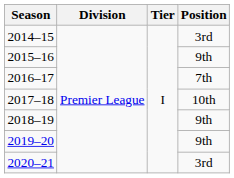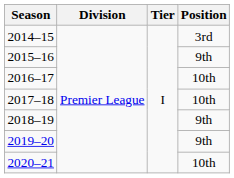(204, 78) 7th -> (204, 78) 10th
(204, 162) 3rd -> (204, 162) 10th
